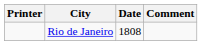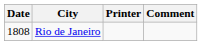columns swapped: (130, 13) <-> (25, 13)
